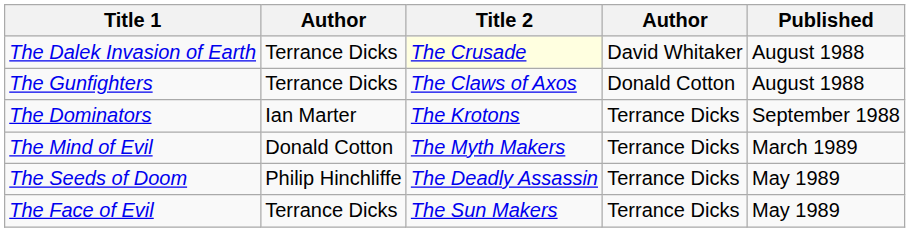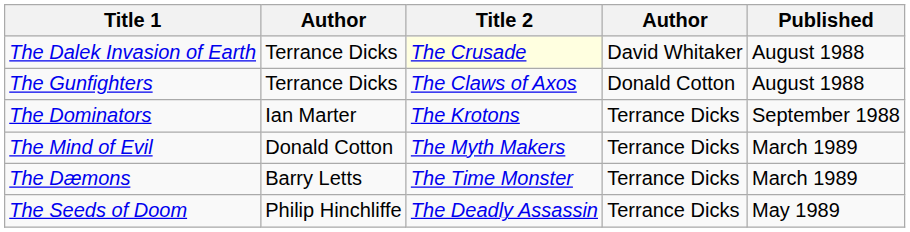+ row: (70, 178)
- row: (81, 210)
